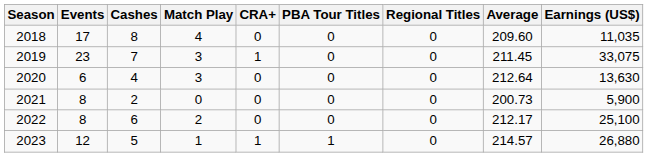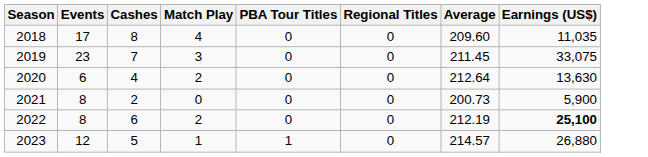- column: (258, 15)
(199, 78) 3 -> (199, 78) 2
(512, 120) 212.17 -> (470, 120) 212.19
(619, 120) normal -> (577, 120) bold
